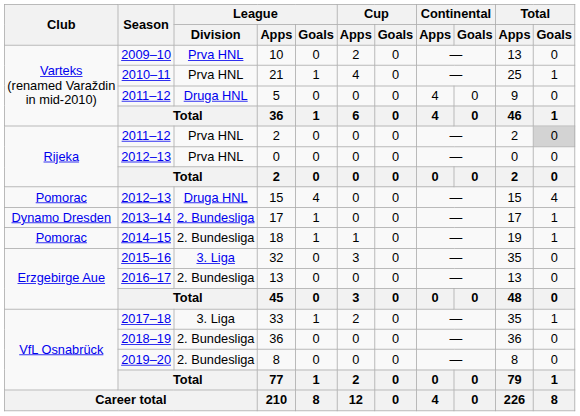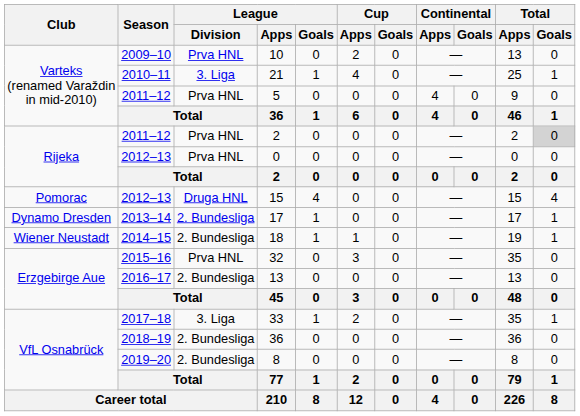(216, 75) Prva HNL -> (216, 75) 3. Liga
(216, 95) Druga HNL -> (216, 95) Prva HNL
(61, 237) Pomorac -> (61, 237) Wiener Neustadt
(216, 258) 3. Liga -> (216, 258) Prva HNL
